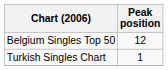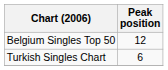(140, 57) 1 -> (140, 57) 6
